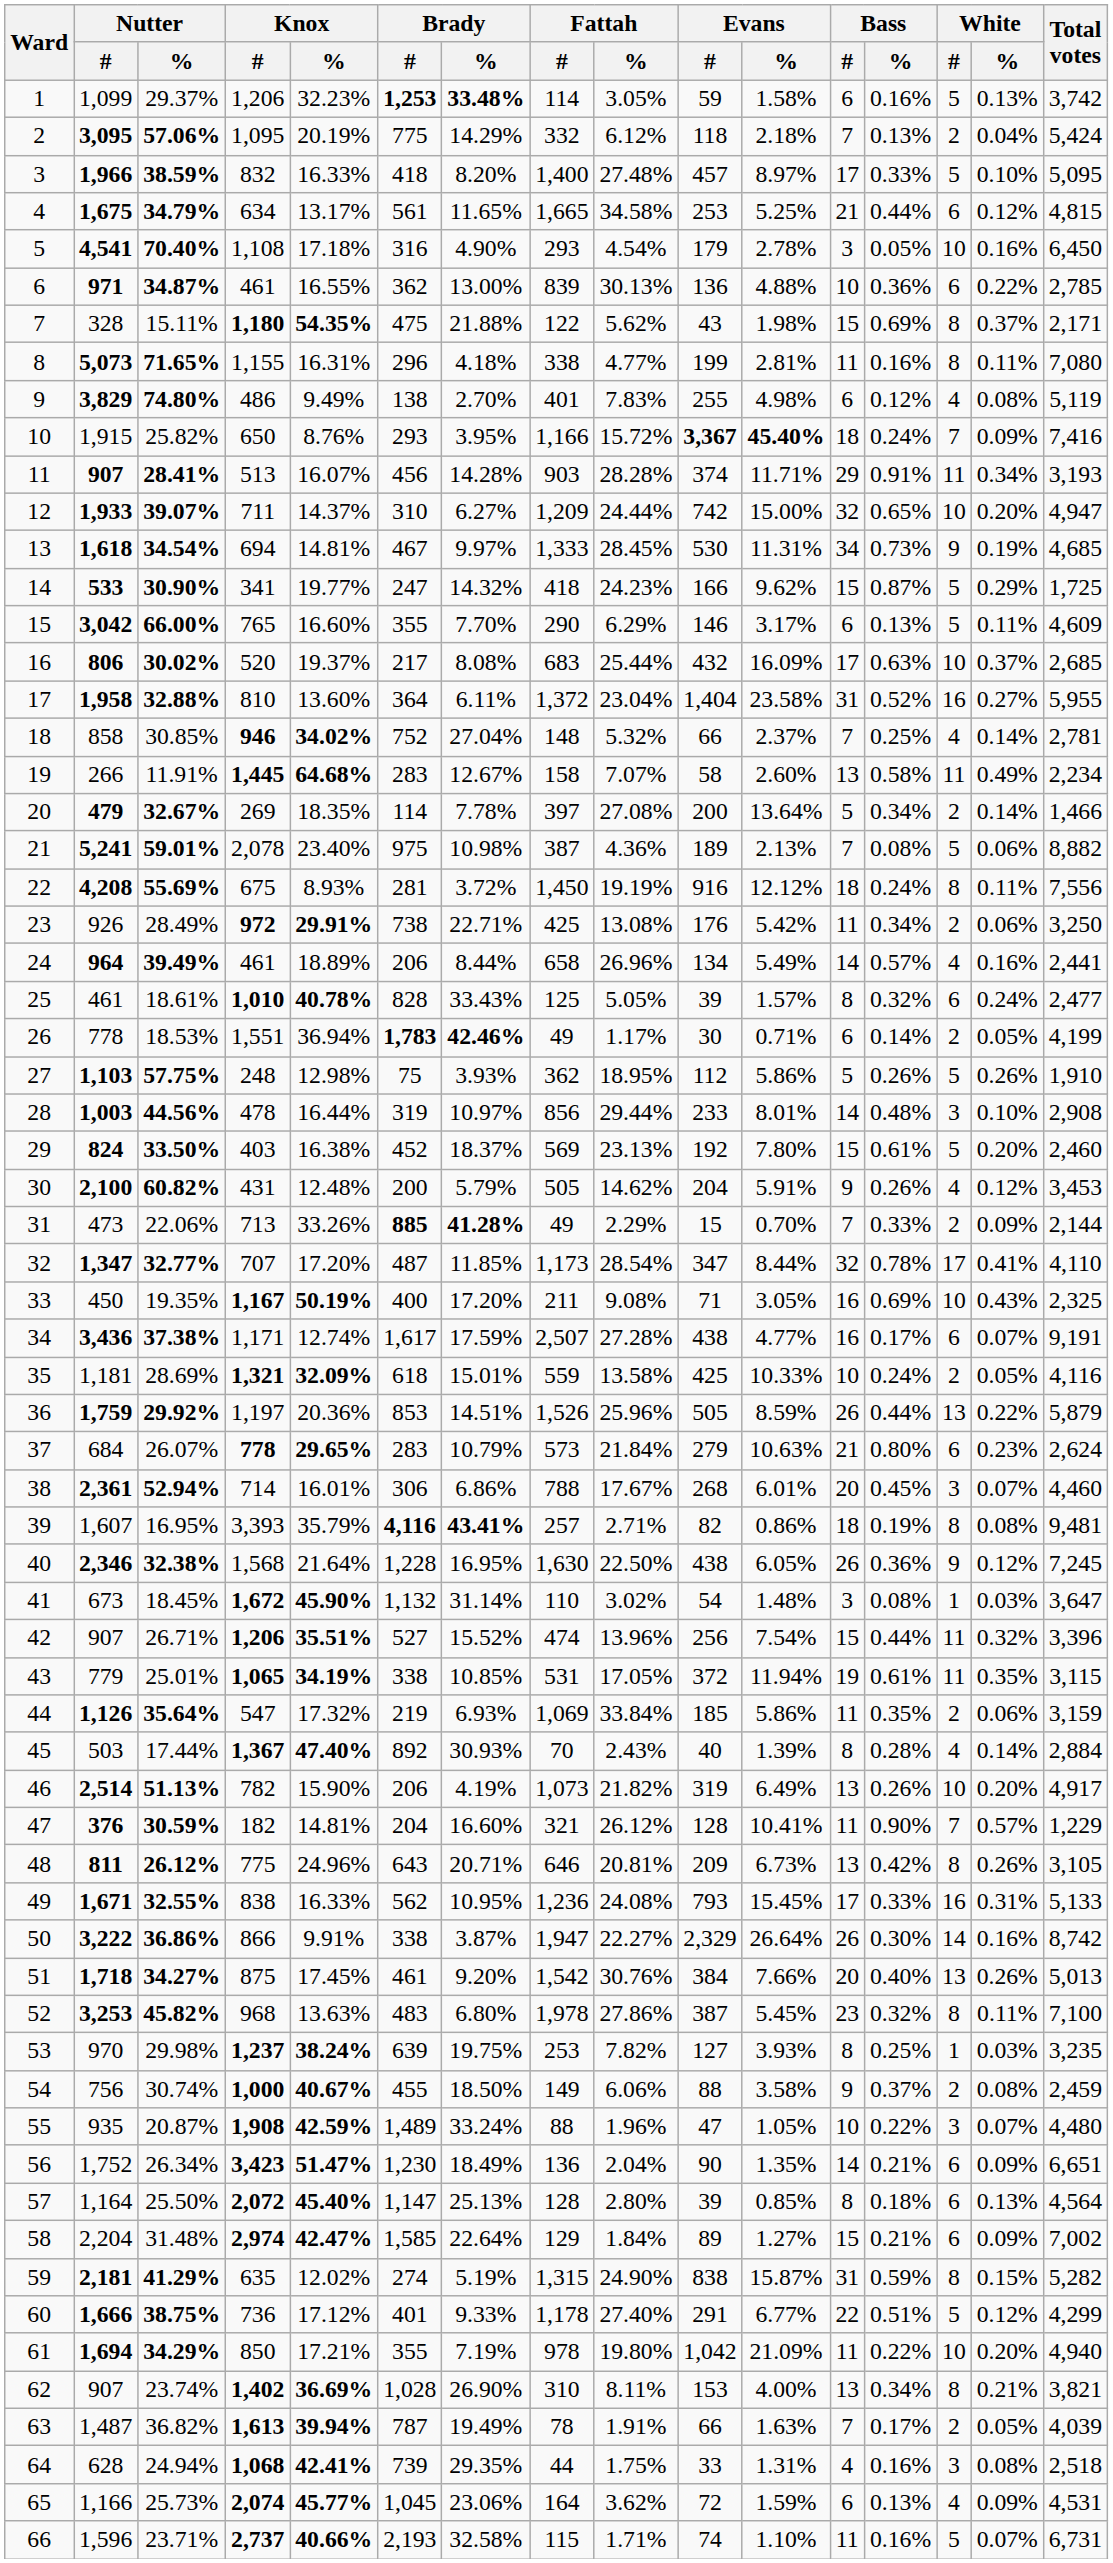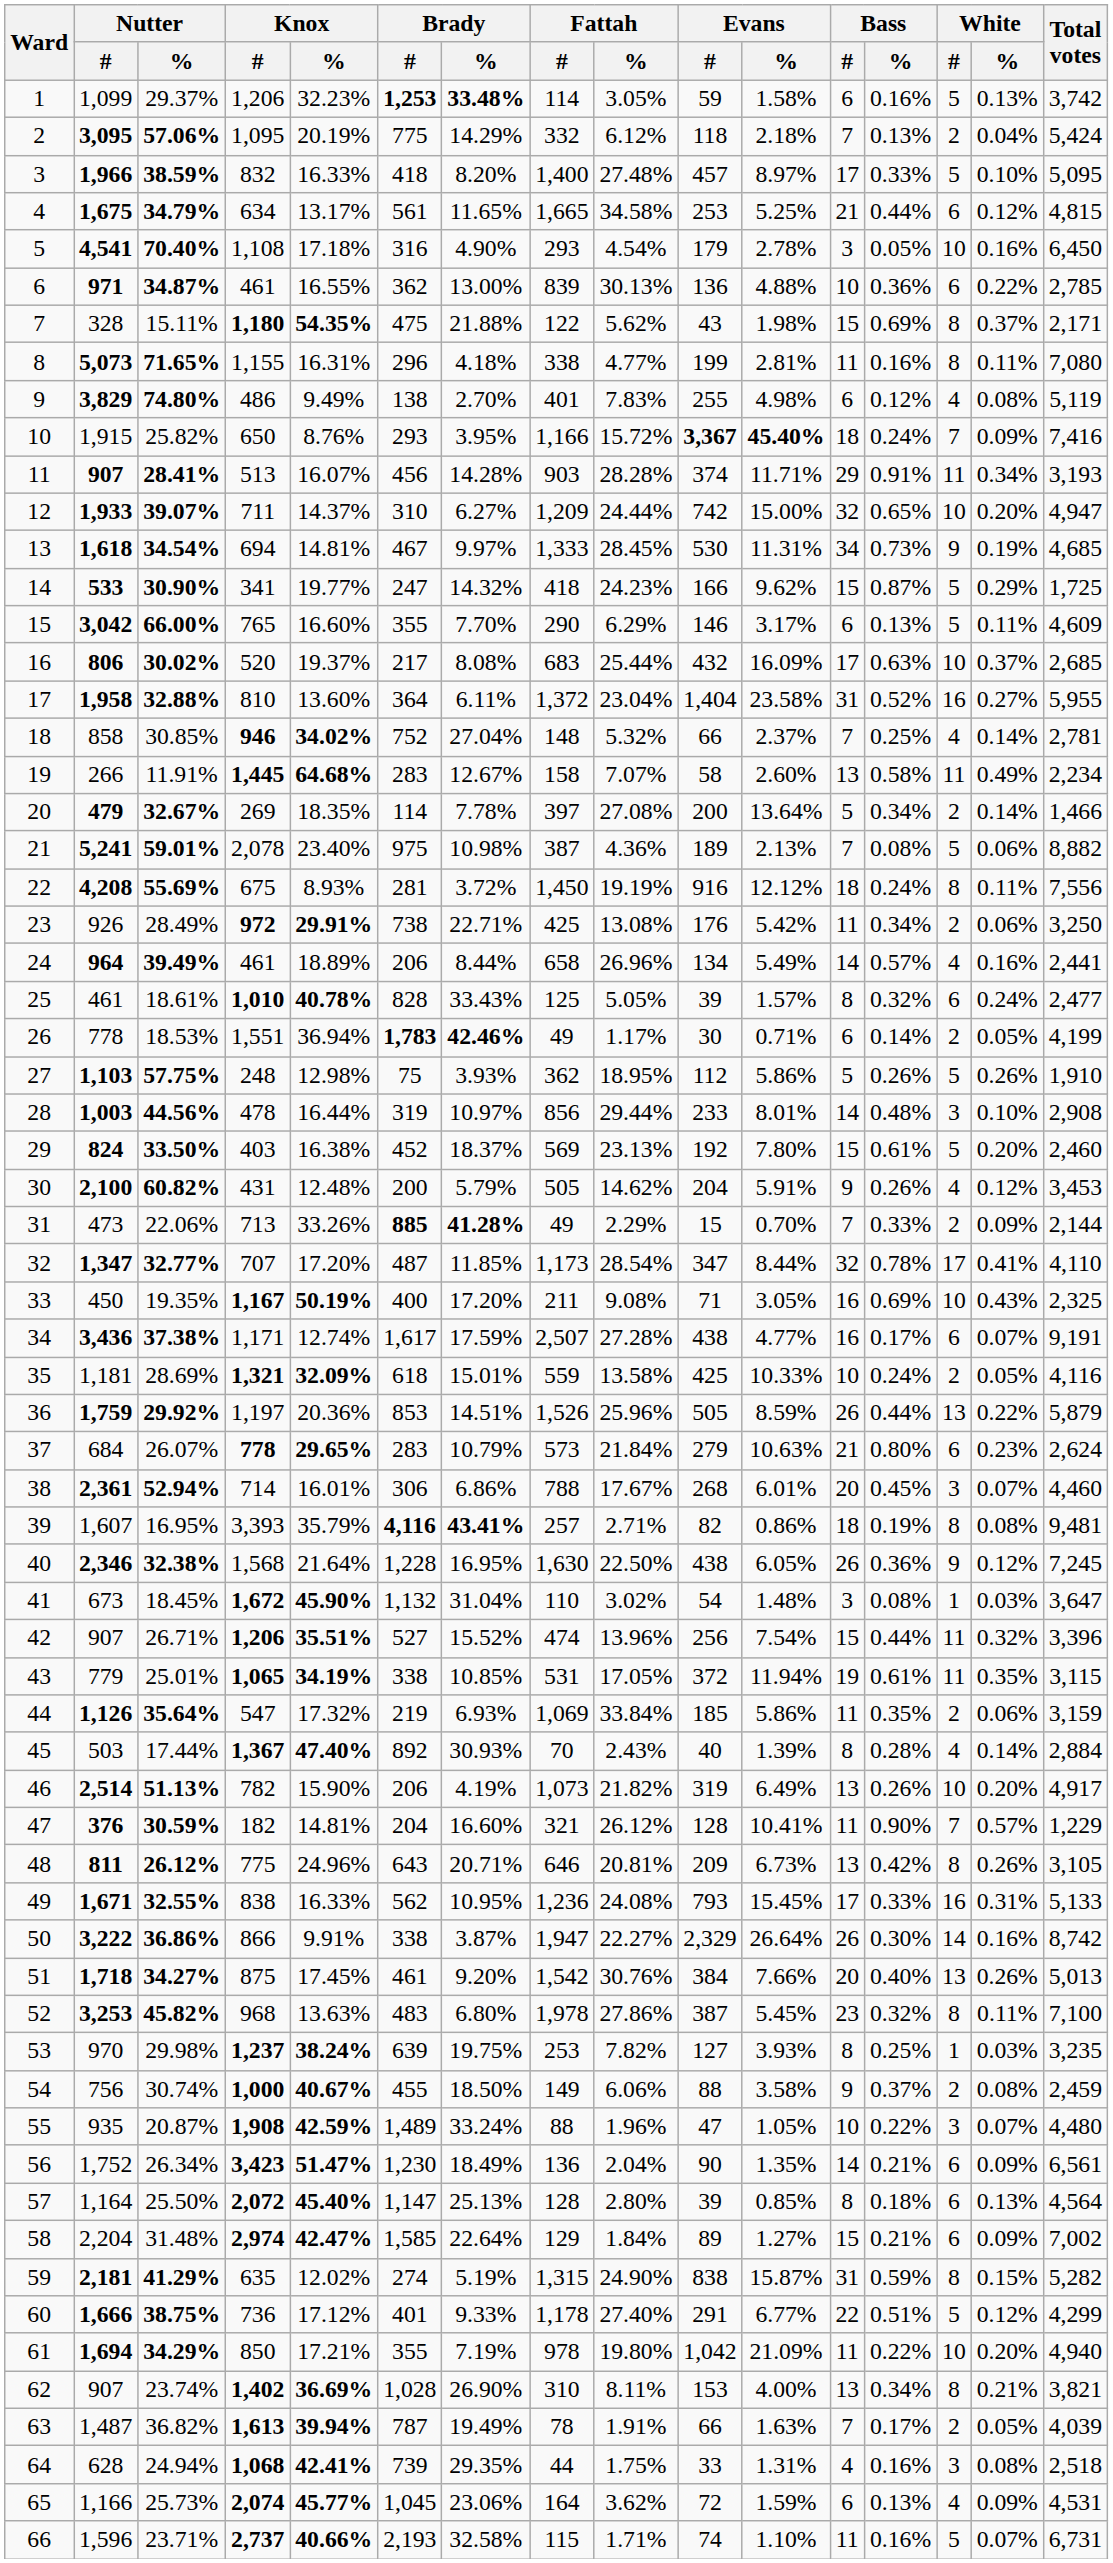(486, 1600) 31.14% -> (486, 1600) 31.04%
(1075, 2163) 6,651 -> (1075, 2163) 6,561
